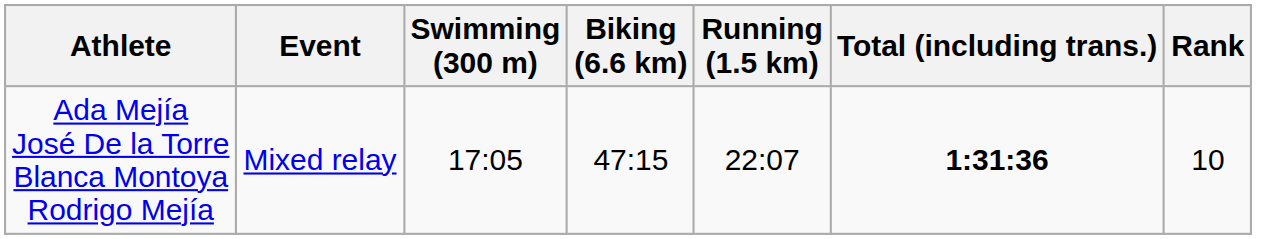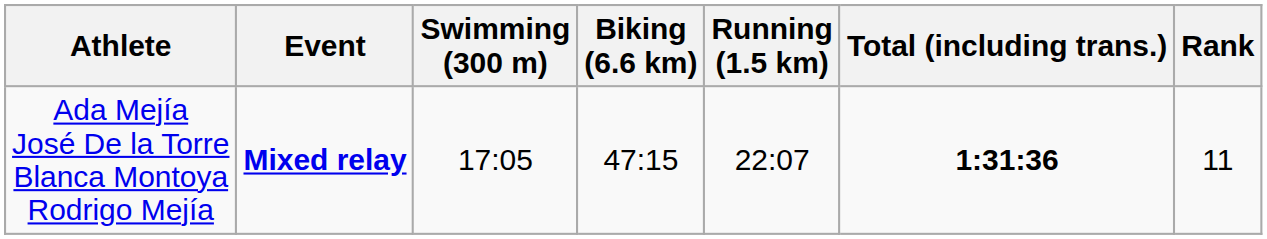(320, 160) normal -> (325, 160) bold
(1208, 160) 10 -> (1218, 160) 11
